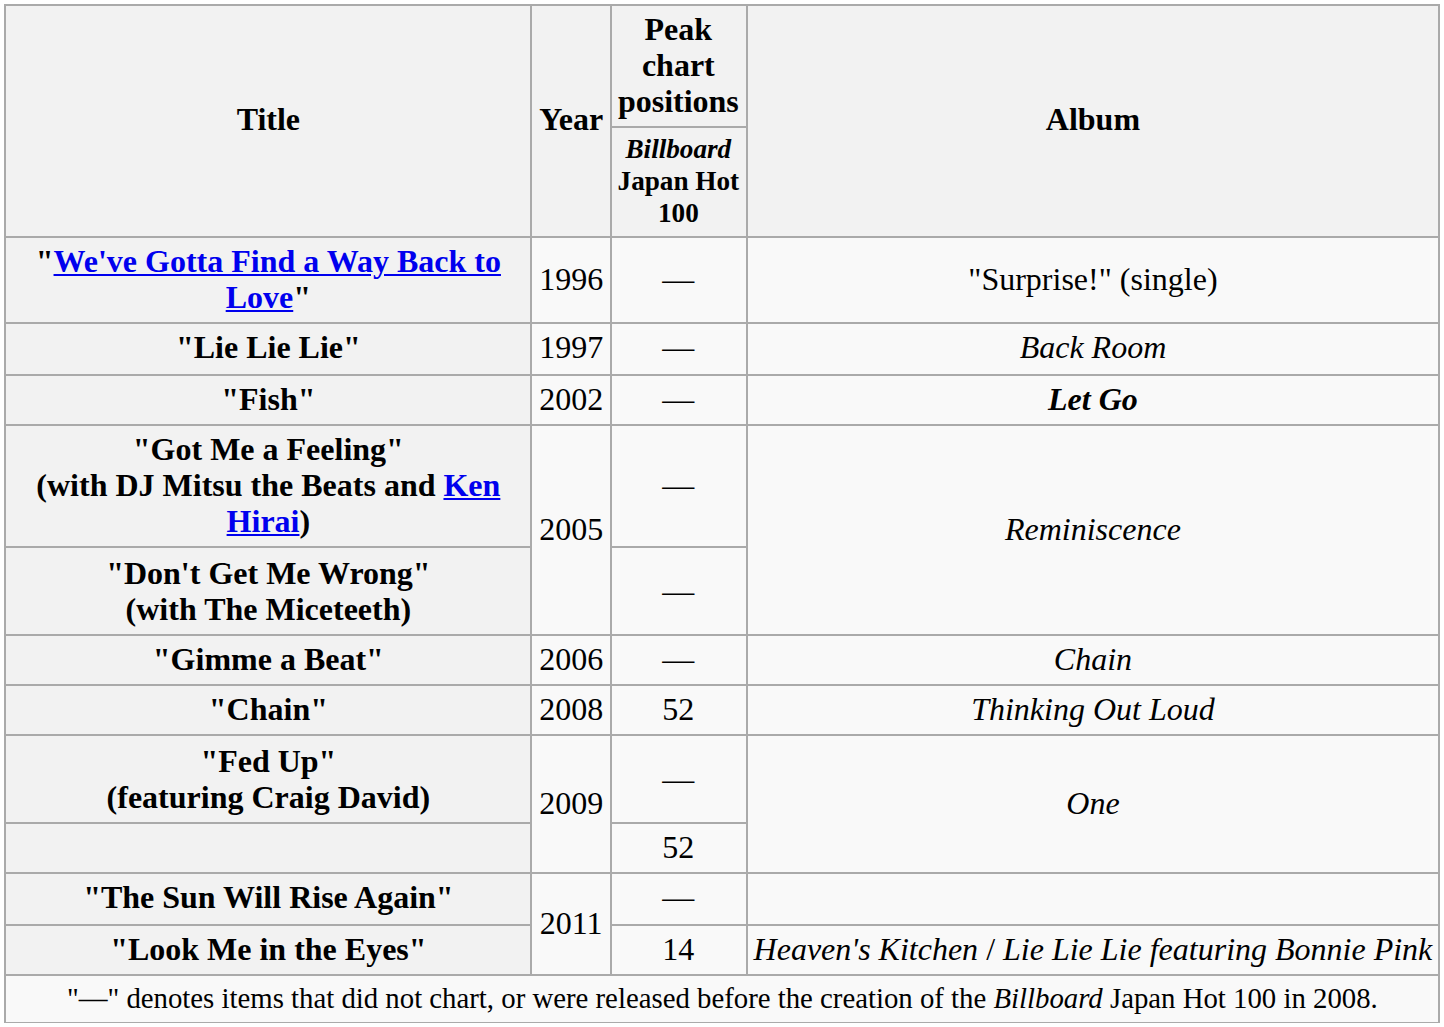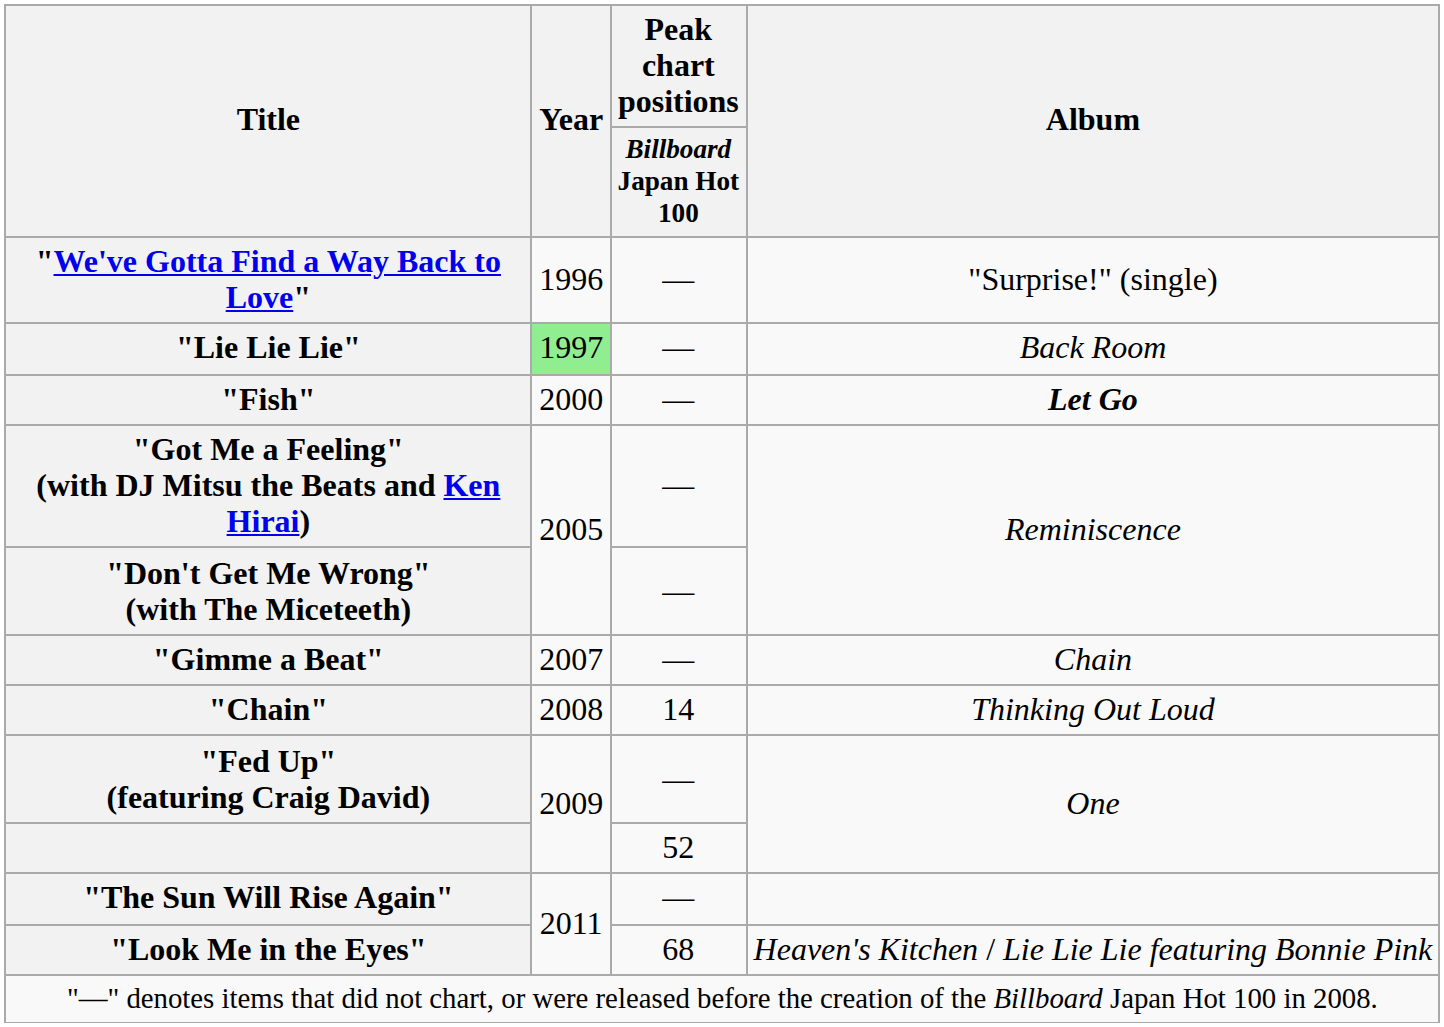(571, 348) no background -> (571, 348) lightgreen background
(571, 398) 2002 -> (571, 398) 2000
(571, 659) 2006 -> (571, 659) 2007
(678, 710) 52 -> (678, 710) 14
(678, 948) 14 -> (678, 948) 68
